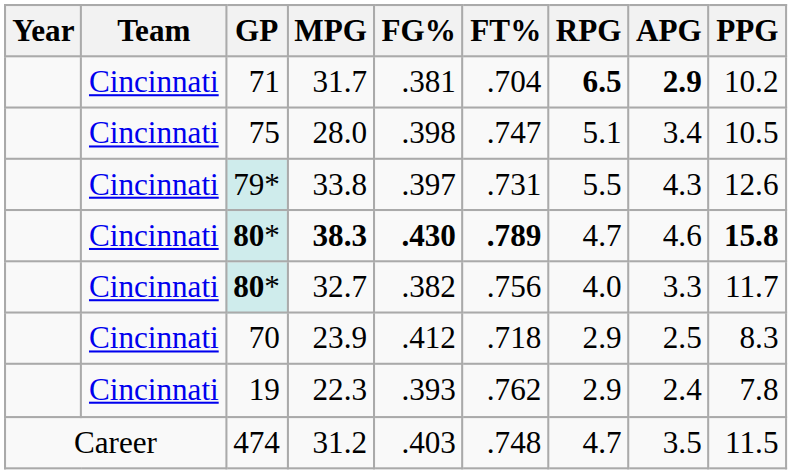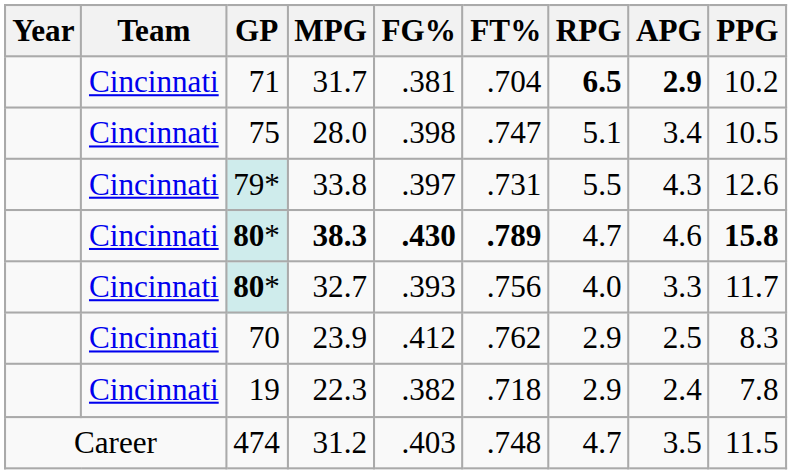(429, 287) .382 -> (429, 287) .393
(514, 338) .718 -> (514, 338) .762
(429, 390) .393 -> (429, 390) .382
(514, 390) .762 -> (514, 390) .718
